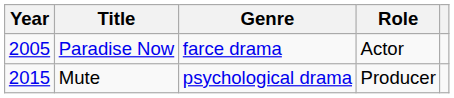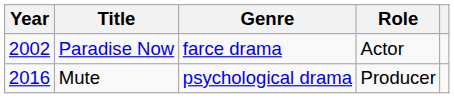(30, 48) 2005 -> (30, 48) 2002
(30, 78) 2015 -> (30, 78) 2016
